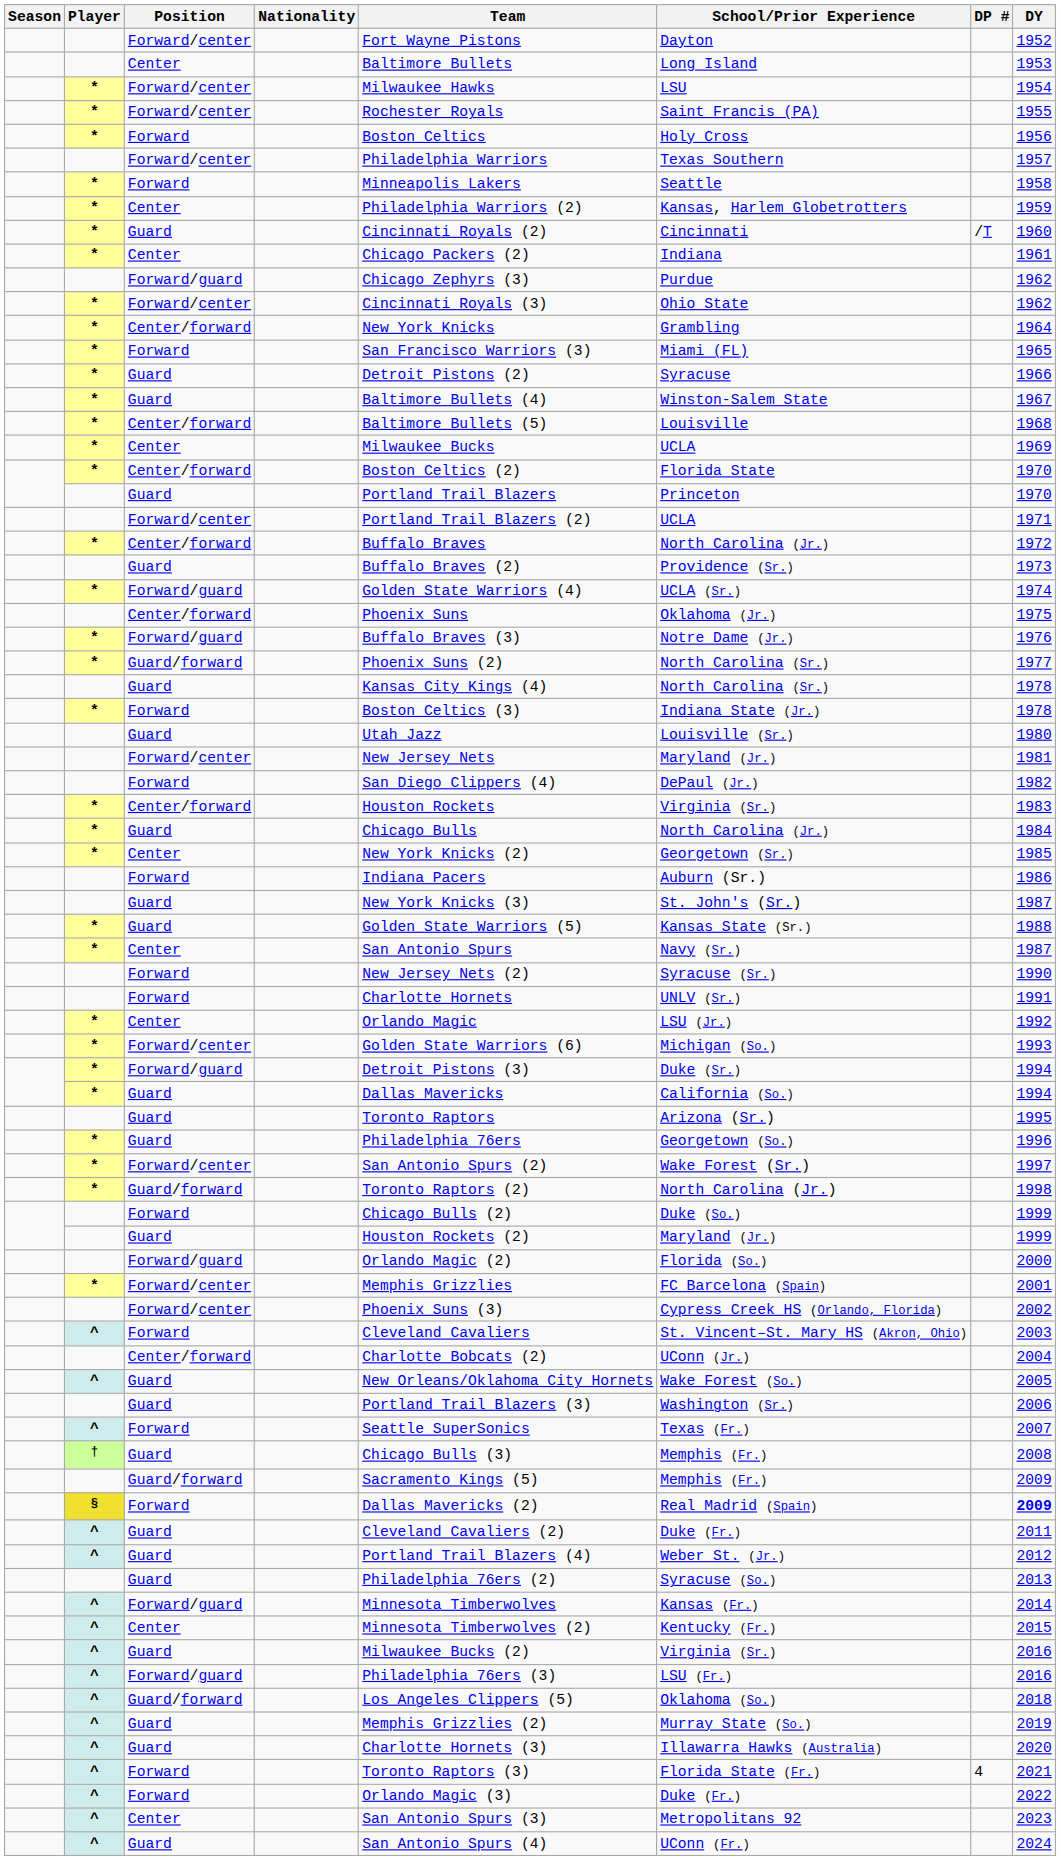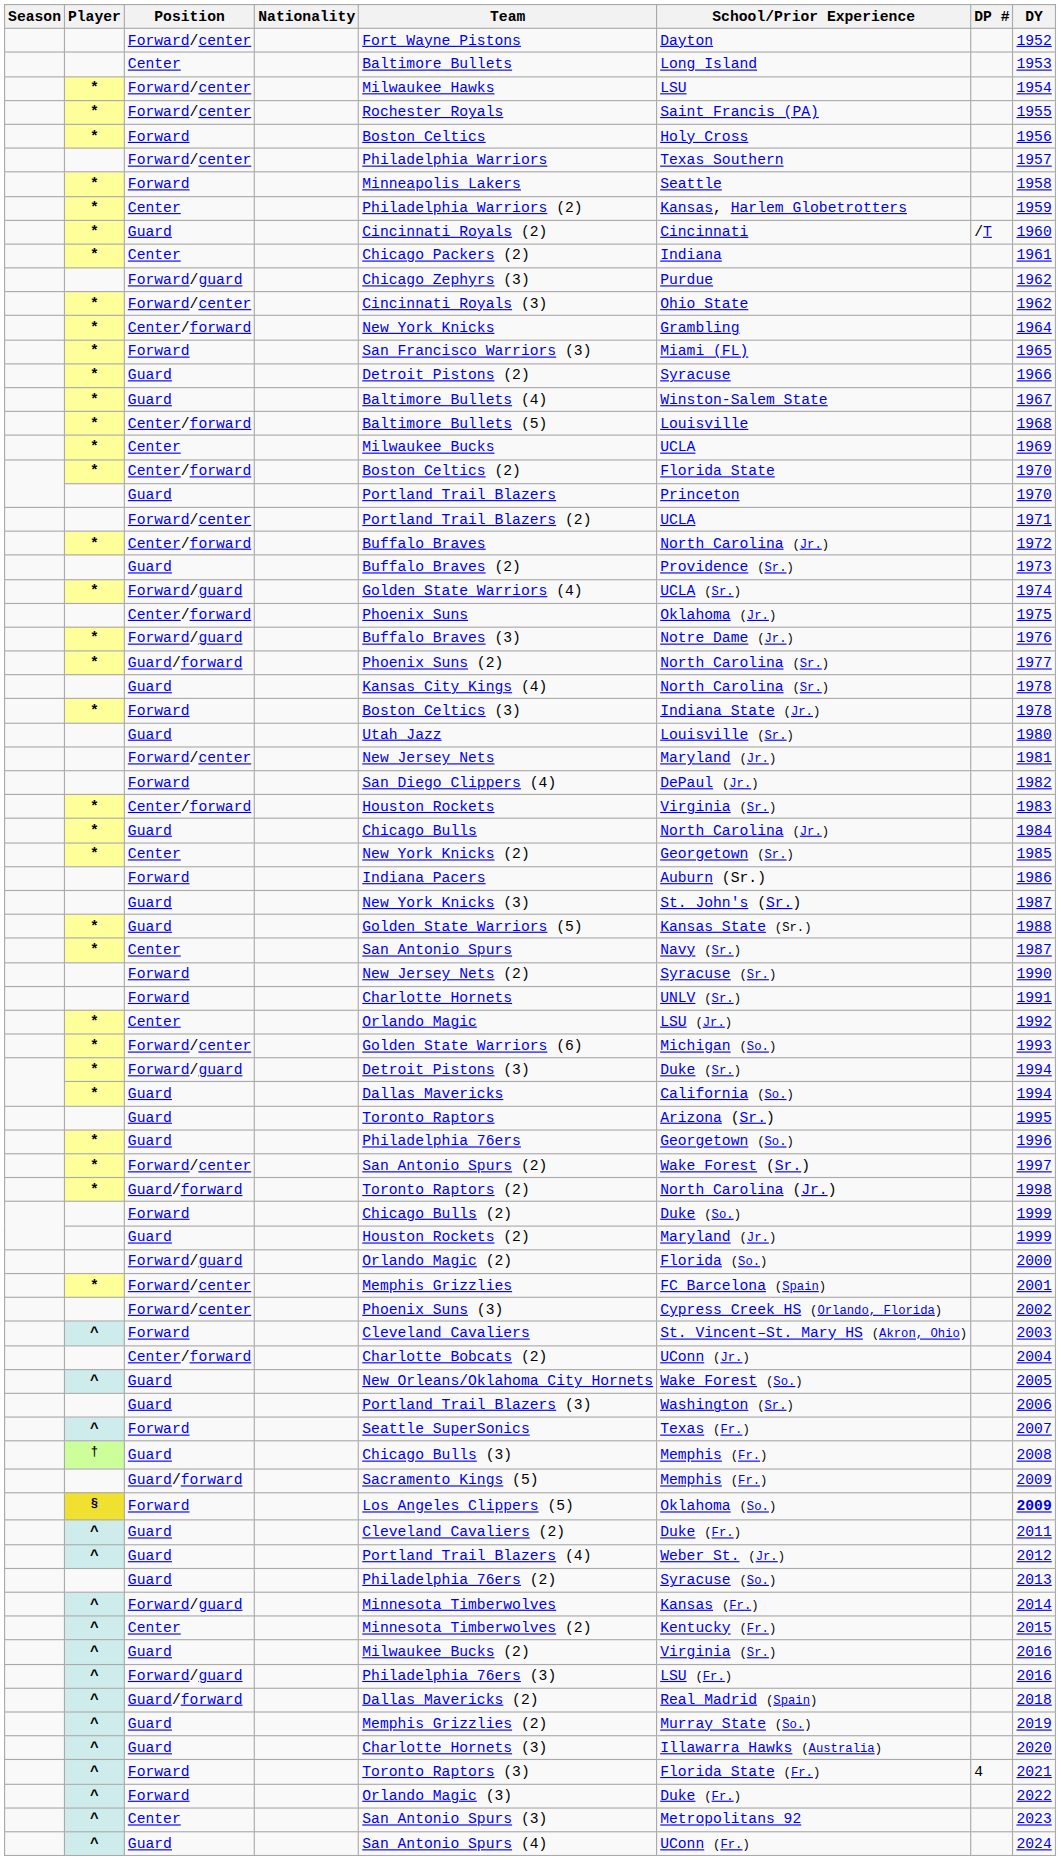(450, 1507) Dallas Mavericks (2) -> (468, 1507) Los Angeles Clippers (5)
(739, 1507) Real Madrid (Spain) -> (718, 1507) Oklahoma (So.)
(468, 1700) Los Angeles Clippers (5) -> (450, 1700) Dallas Mavericks (2)
(718, 1700) Oklahoma (So.) -> (739, 1700) Real Madrid (Spain)
